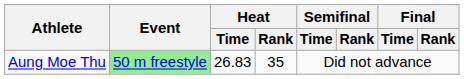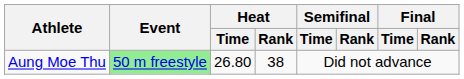(233, 63) 26.83 -> (233, 63) 26.80
(276, 63) 35 -> (276, 63) 38
